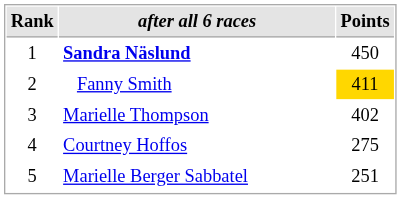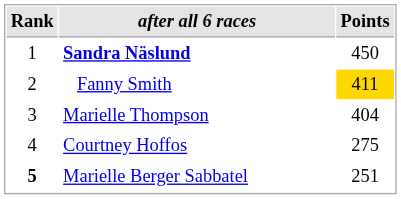(365, 115) 402 -> (365, 115) 404
(32, 176) normal -> (32, 176) bold
